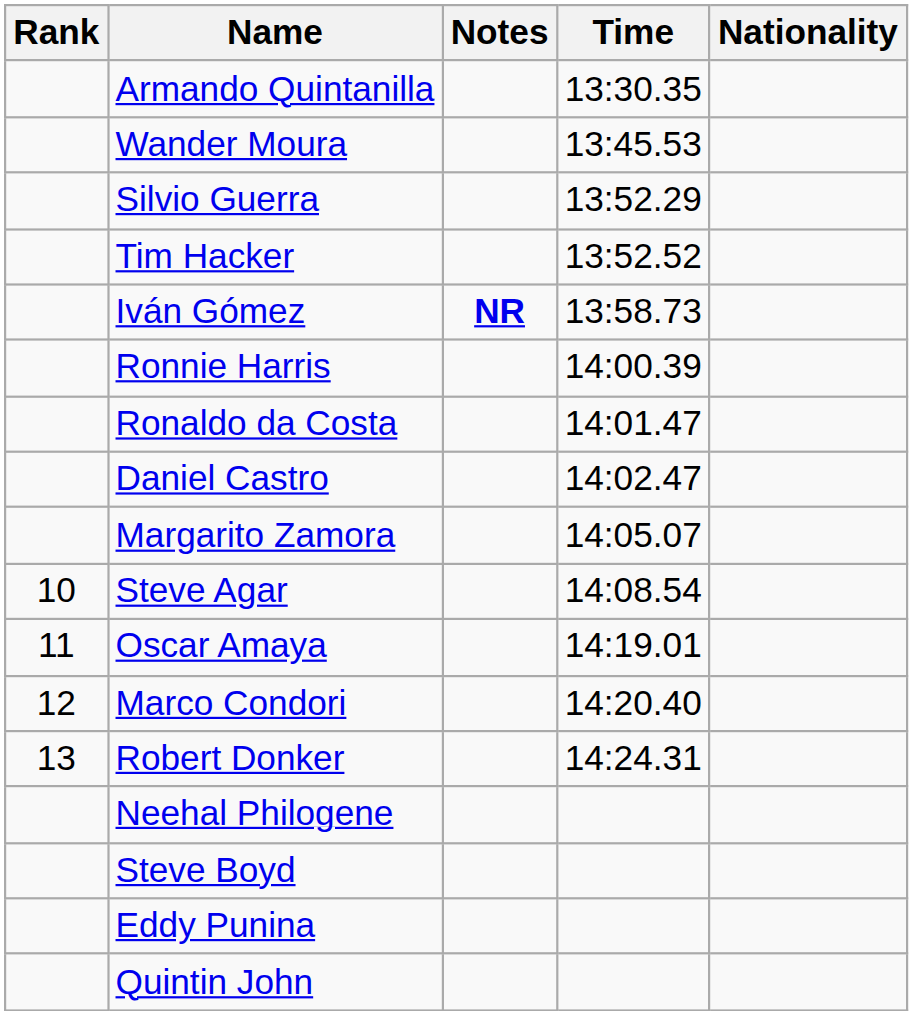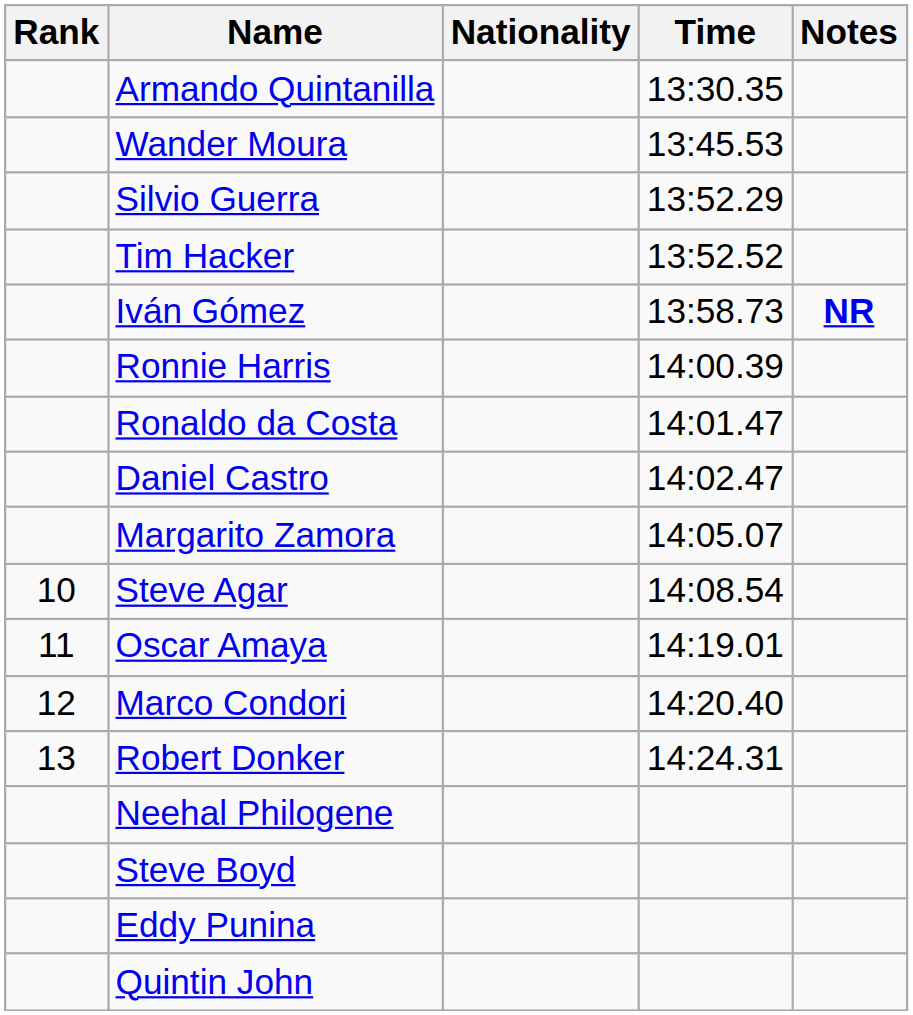columns swapped: (808, 32) <-> (500, 32)
